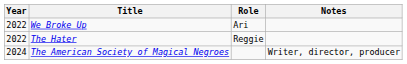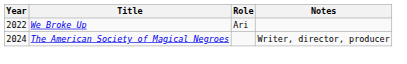- row: (54, 39)
